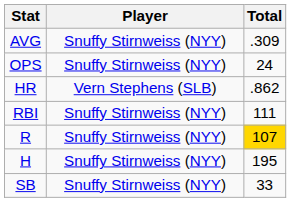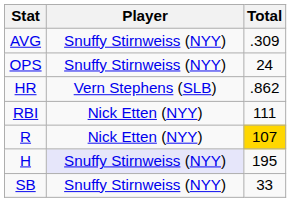(145, 112) Snuffy Stirnweiss (NYY) -> (145, 112) Nick Etten (NYY)
(145, 137) Snuffy Stirnweiss (NYY) -> (145, 137) Nick Etten (NYY)
(145, 161) no background -> (145, 161) lavender background
